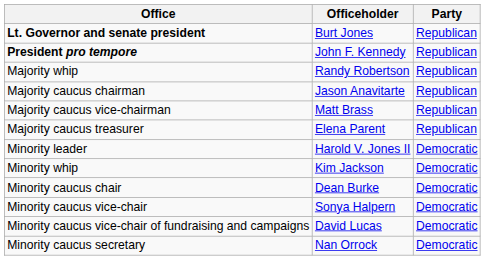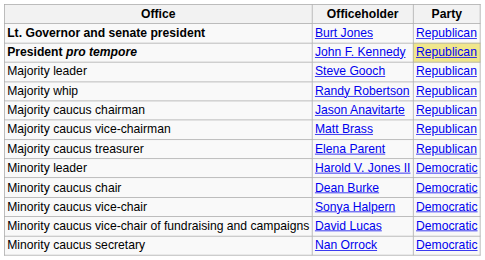(446, 52) no background -> (446, 52) khaki background
+ row: (47, 71)
- row: (43, 168)
